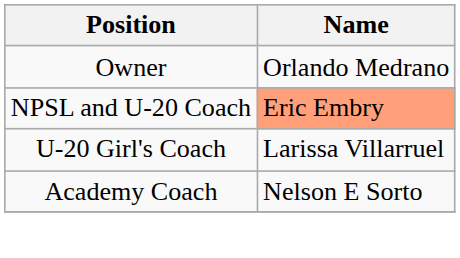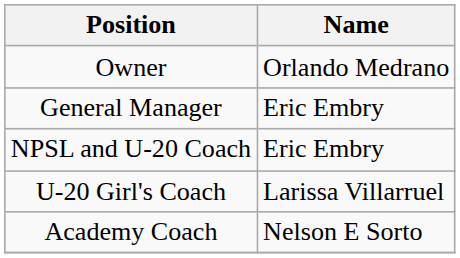+ row: (131, 107)
(324, 107) lightsalmon background -> (324, 149) no background
